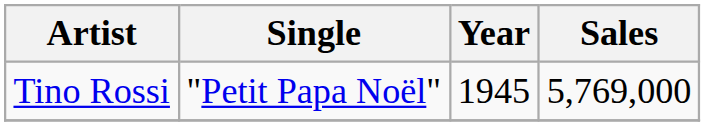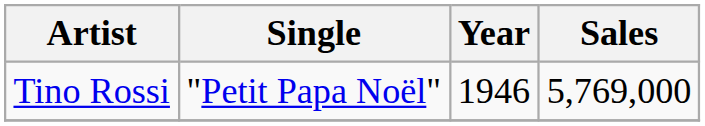(494, 90) 1945 -> (494, 90) 1946
